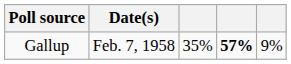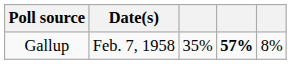(272, 45) 9% -> (272, 45) 8%
